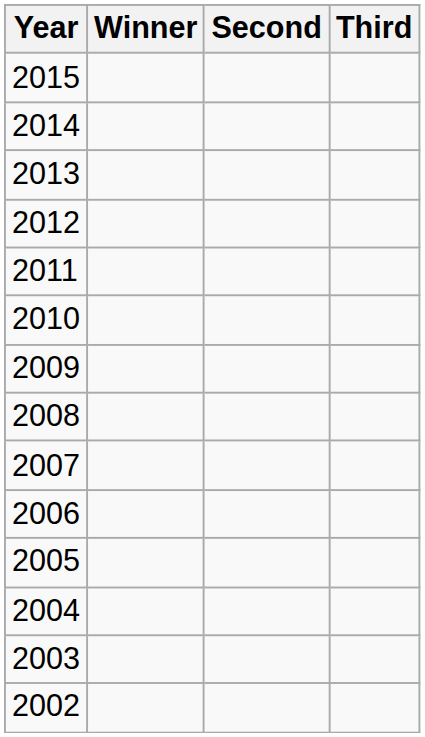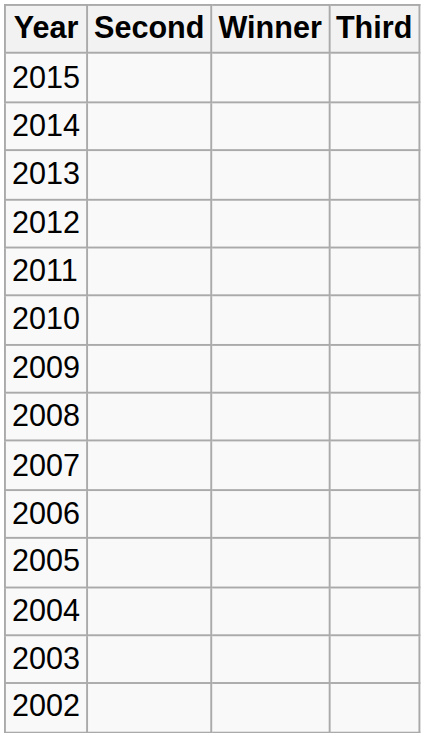columns swapped: (146, 28) <-> (267, 28)
